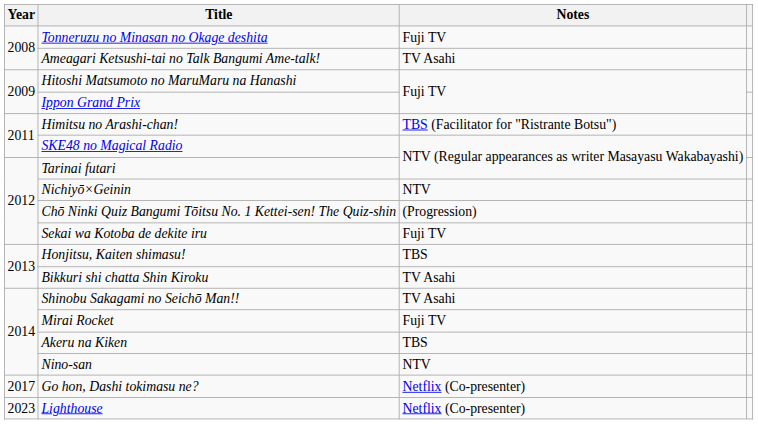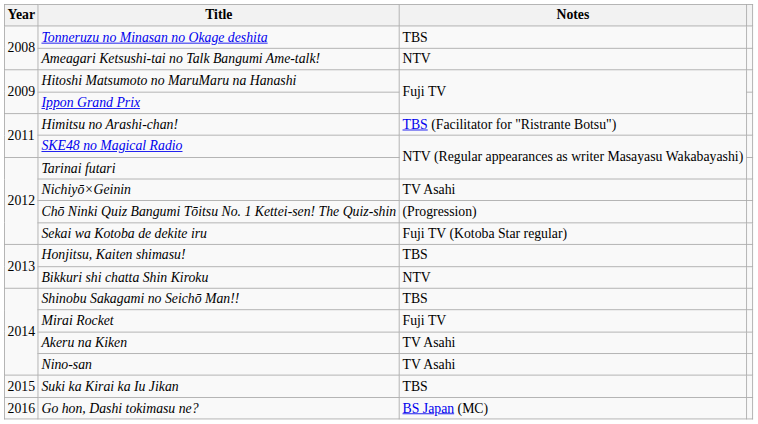(424, 37) Fuji TV -> (415, 37) TBS
(429, 59) TV Asahi -> (417, 59) NTV
(417, 189) NTV -> (429, 189) TV Asahi
(424, 233) Fuji TV -> (485, 233) Fuji TV (Kotoba Star regular)
(429, 277) TV Asahi -> (417, 277) NTV
(429, 299) TV Asahi -> (415, 299) TBS
(415, 342) TBS -> (429, 342) TV Asahi
(417, 364) NTV -> (429, 364) TV Asahi
+ row: (110, 386)
(21, 386) 2017 -> (21, 408) 2016
(464, 386) Netflix (Co-presenter) -> (445, 408) BS Japan (MC)
- row: (72, 408)
